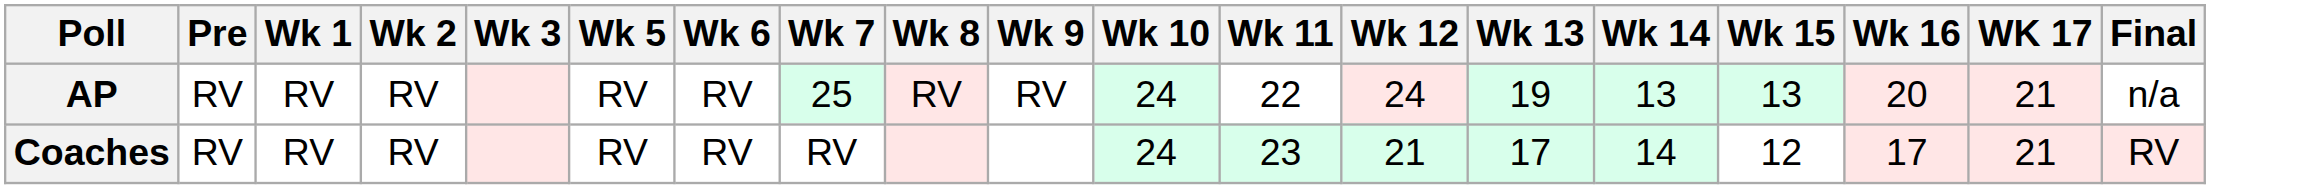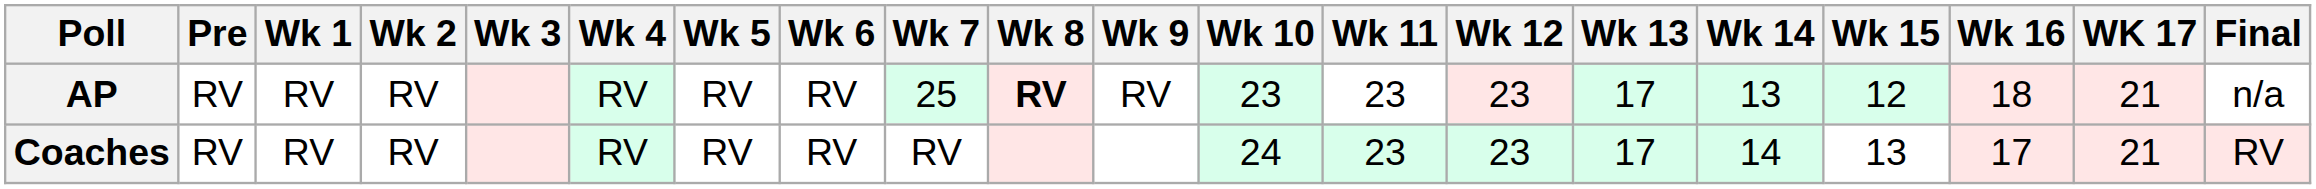+ column: (622, 34)
(936, 93) normal -> (1041, 93) bold
(1156, 93) 24 -> (1261, 93) 23
(1280, 93) 22 -> (1385, 93) 23
(1405, 93) 24 -> (1510, 93) 23
(1530, 93) 19 -> (1635, 93) 17
(1781, 93) 13 -> (1886, 93) 12
(1907, 93) 20 -> (2011, 93) 18
(1405, 152) 21 -> (1510, 152) 23
(1781, 152) 12 -> (1886, 152) 13
